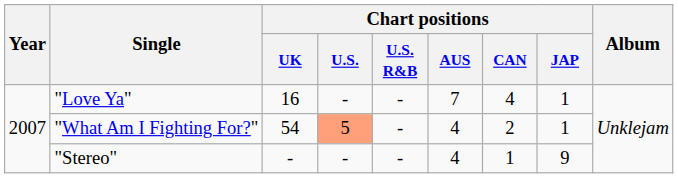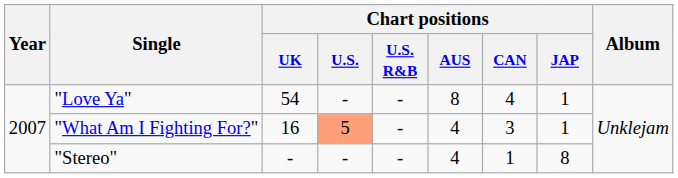(290, 98) 16 -> (290, 98) 54
(455, 98) 7 -> (455, 98) 8
(290, 128) 54 -> (290, 128) 16
(510, 128) 2 -> (510, 128) 3
(565, 157) 9 -> (565, 157) 8
